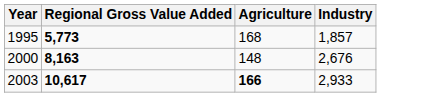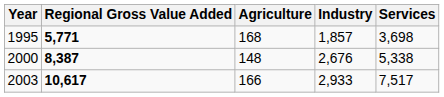+ column: (407, 15)
(62, 37) 5,773 -> (62, 37) 5,771
(62, 59) 8,163 -> (62, 59) 8,387
(250, 80) bold -> (250, 80) normal
